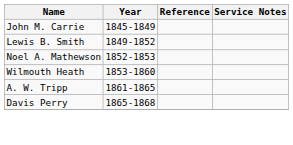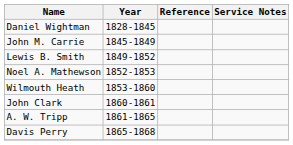+ row: (48, 27)
+ row: (34, 102)
